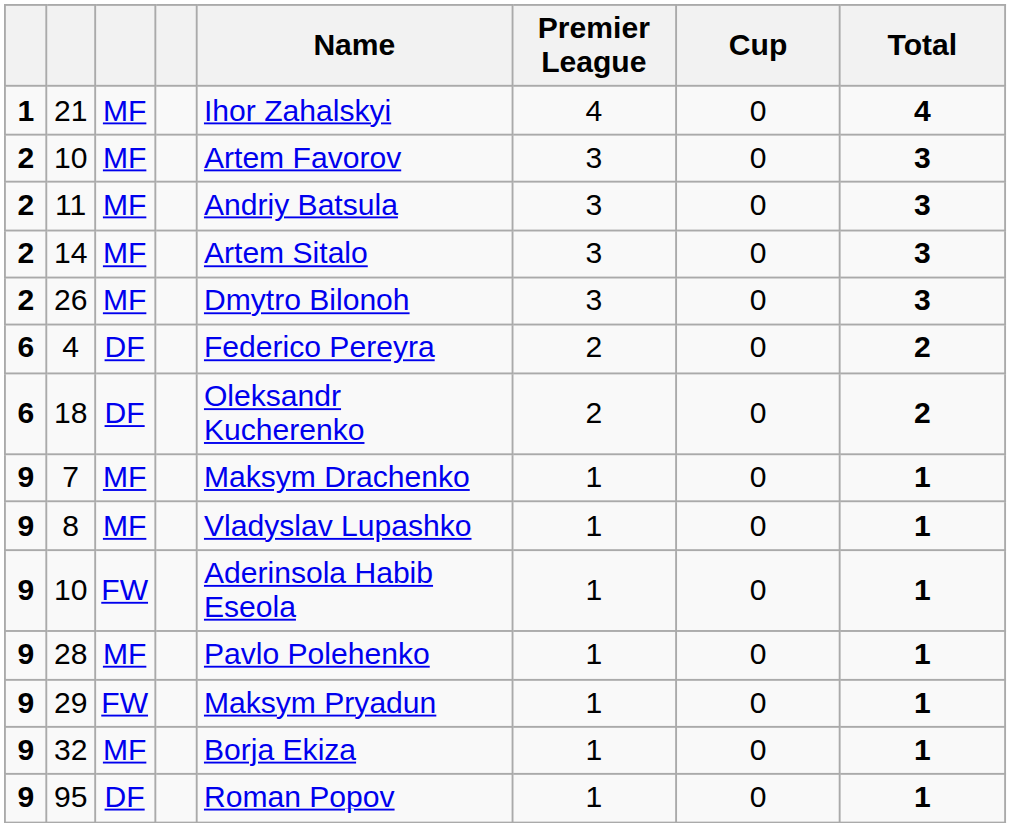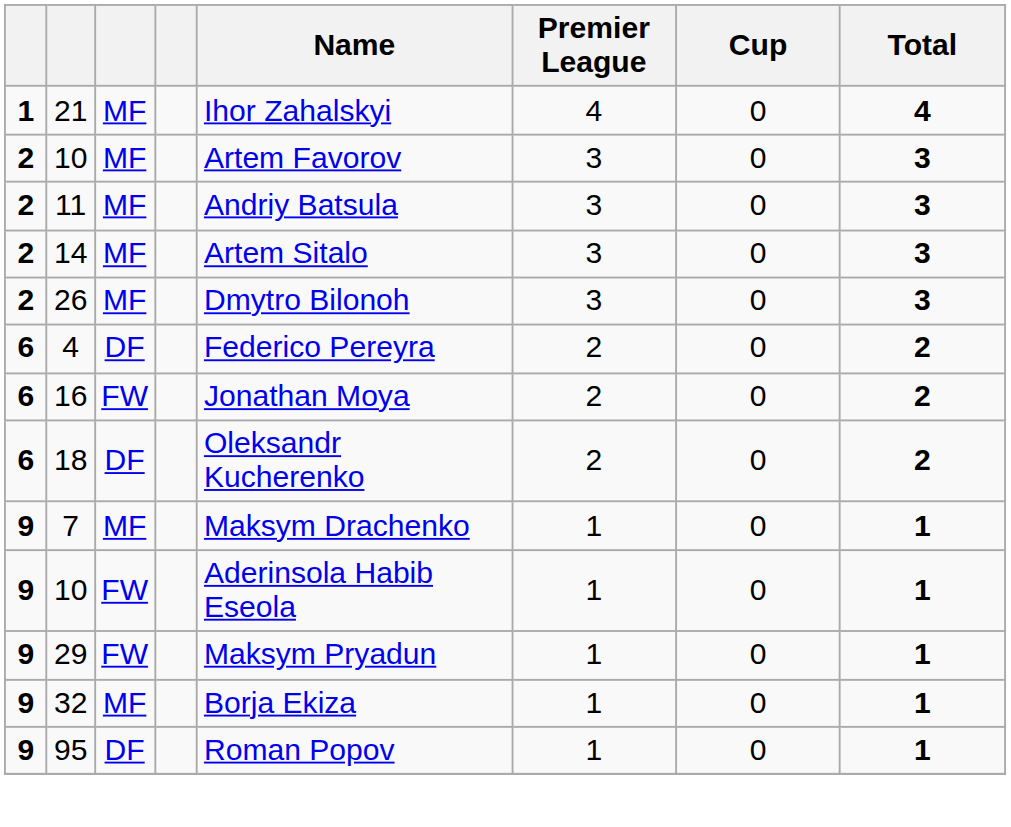+ row: (26, 396)
- row: (26, 525)
- row: (26, 654)
